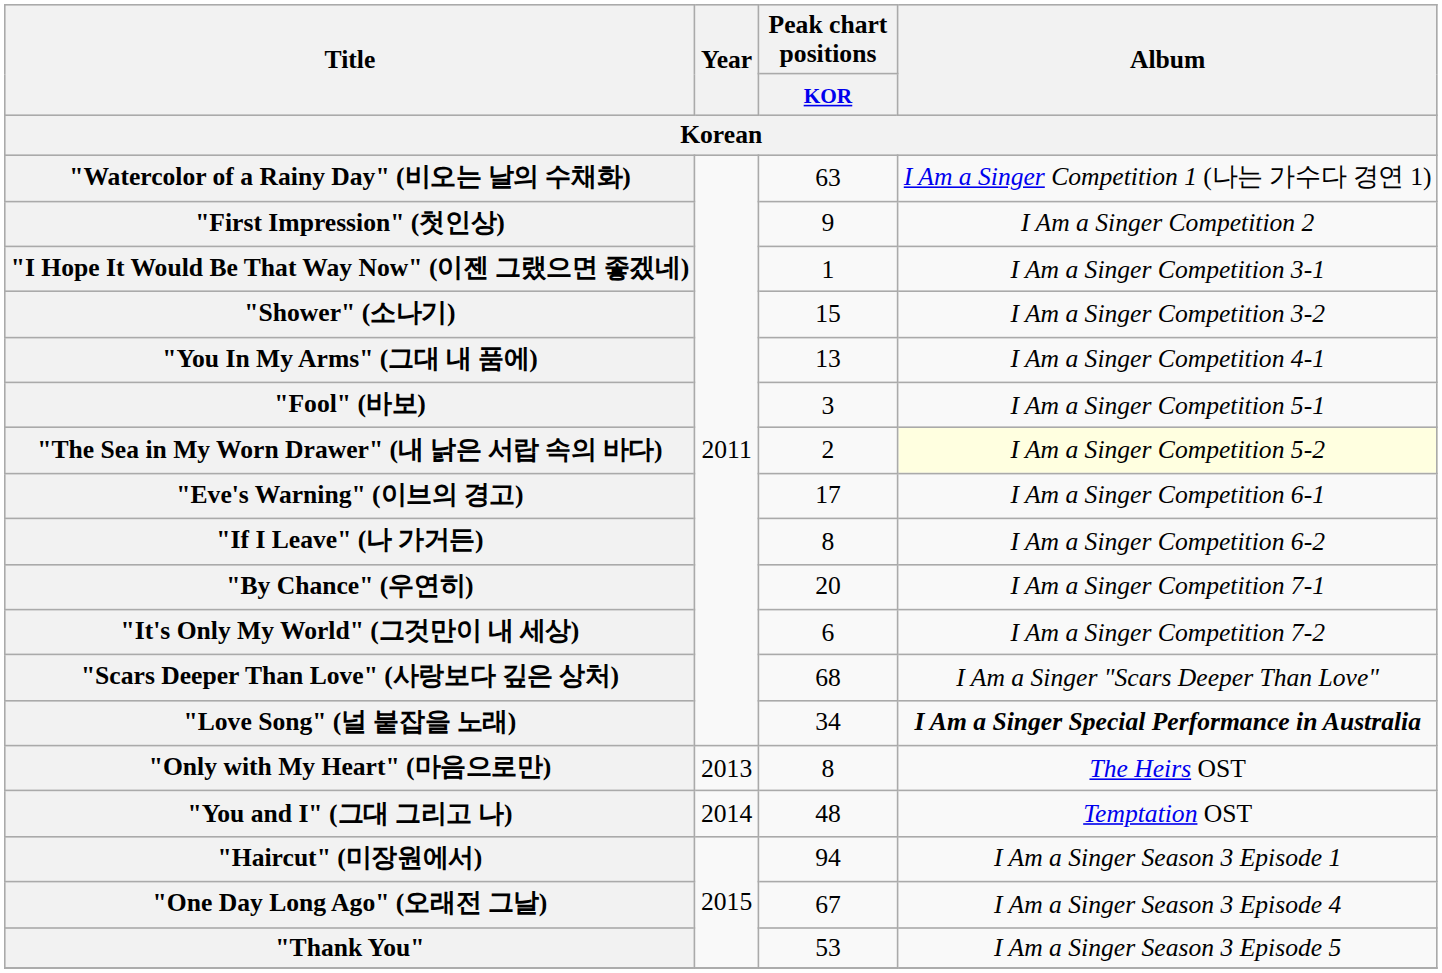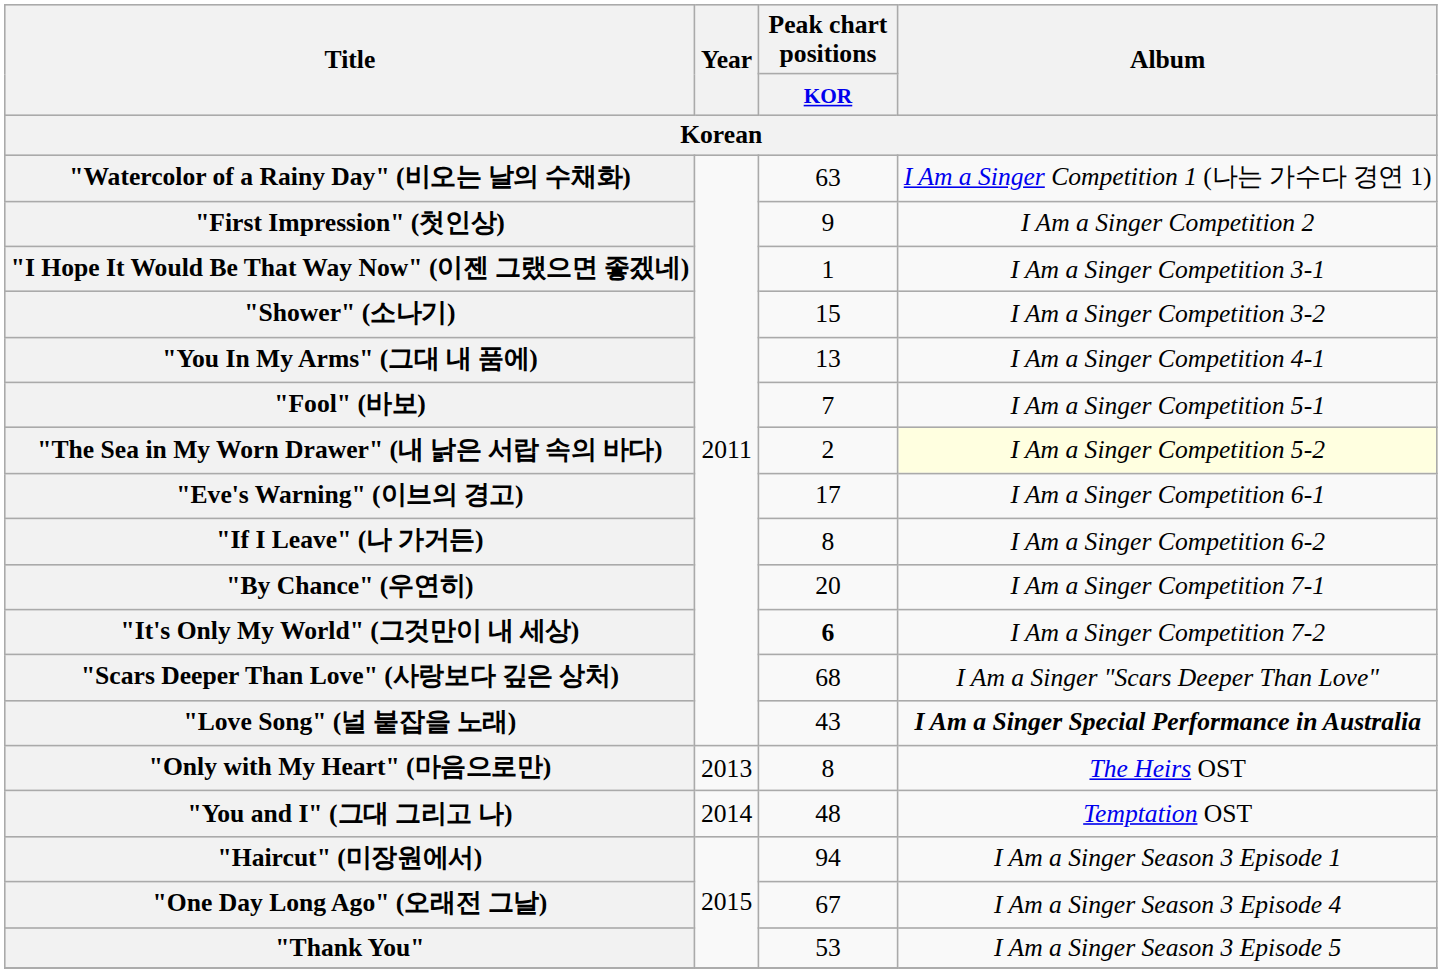(828, 404) 3 -> (828, 404) 7
(828, 631) normal -> (828, 631) bold
(828, 722) 34 -> (828, 722) 43
